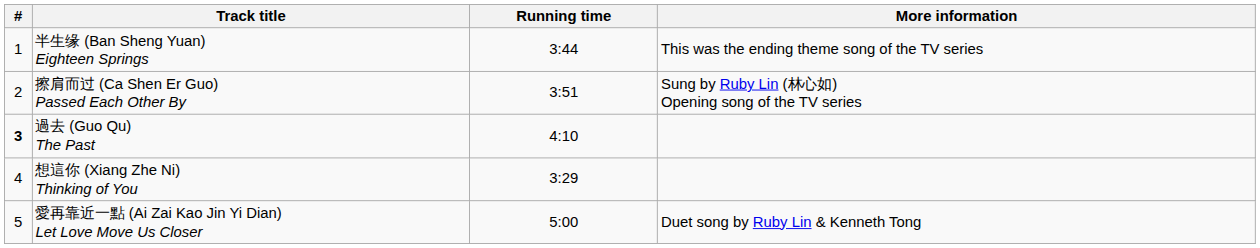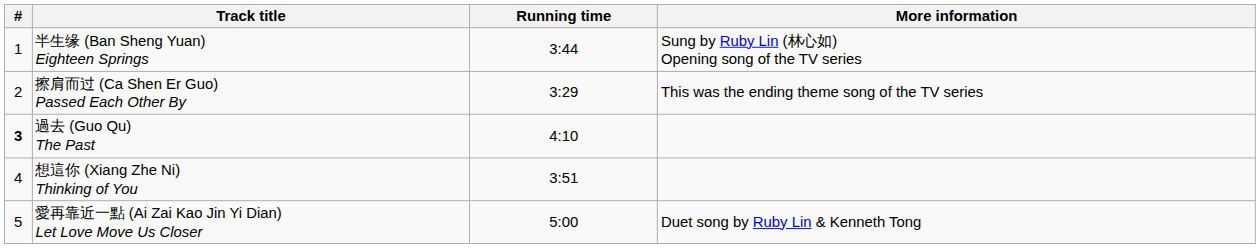(822, 49) This was the ending theme song of the TV series -> (761, 50) Sung by Ruby Lin (林心如) Opening song of the TV series
(564, 92) 3:51 -> (564, 92) 3:29
(761, 93) Sung by Ruby Lin (林心如) Opening song of the TV series -> (822, 92) This was the ending theme song of the TV series
(564, 179) 3:29 -> (564, 179) 3:51
